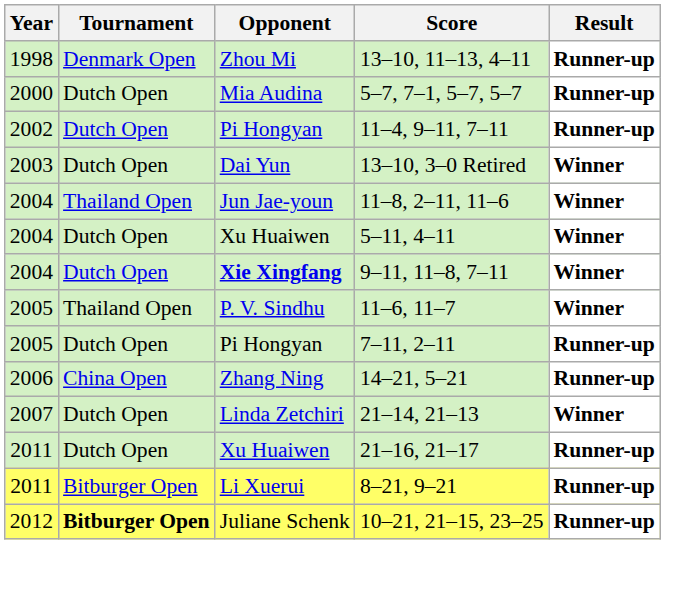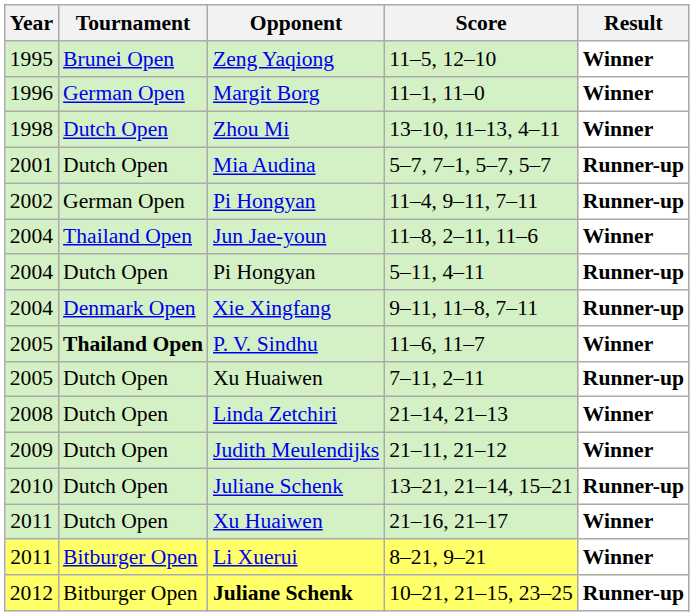+ row: (443, 58)
+ row: (437, 93)
(129, 58) Denmark Open -> (116, 129) Dutch Open
(604, 58) Runner-up -> (618, 129) Winner
(31, 93) 2000 -> (31, 165) 2001
(116, 129) Dutch Open -> (124, 200) German Open
- row: (443, 165)
(275, 236) Xu Huaiwen -> (264, 272) Pi Hongyan
(589, 236) Winner -> (633, 272) Runner-up
(116, 272) Dutch Open -> (129, 307) Denmark Open
(281, 272) bold -> (272, 307) normal
(589, 272) Winner -> (633, 307) Runner-up
(128, 307) normal -> (133, 343) bold
(271, 343) Pi Hongyan -> (268, 378) Xu Huaiwen
- row: (414, 378)
(31, 414) 2007 -> (31, 414) 2008
+ row: (448, 450)
+ row: (481, 485)
(604, 450) Runner-up -> (618, 521) Winner
(604, 485) Runner-up -> (618, 557) Winner
(136, 521) bold -> (130, 592) normal
(285, 521) normal -> (283, 592) bold
